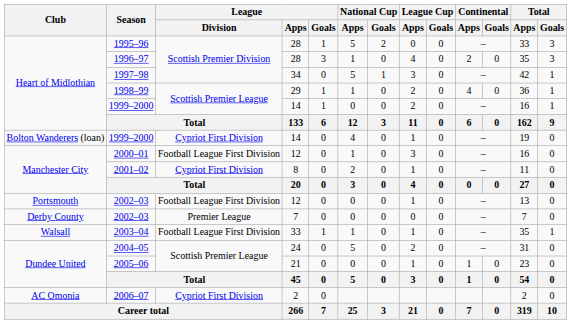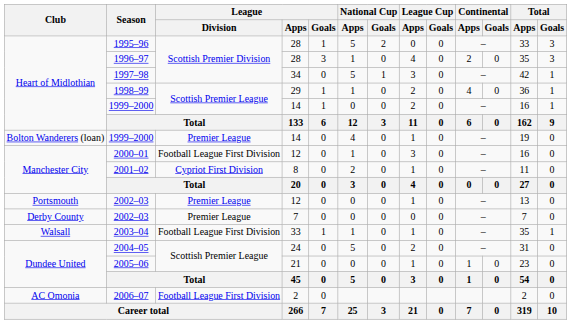(219, 138) Cypriot First Division -> (219, 138) Premier League
(219, 201) Football League First Division -> (219, 201) Premier League
(219, 295) Cypriot First Division -> (219, 295) Football League First Division
